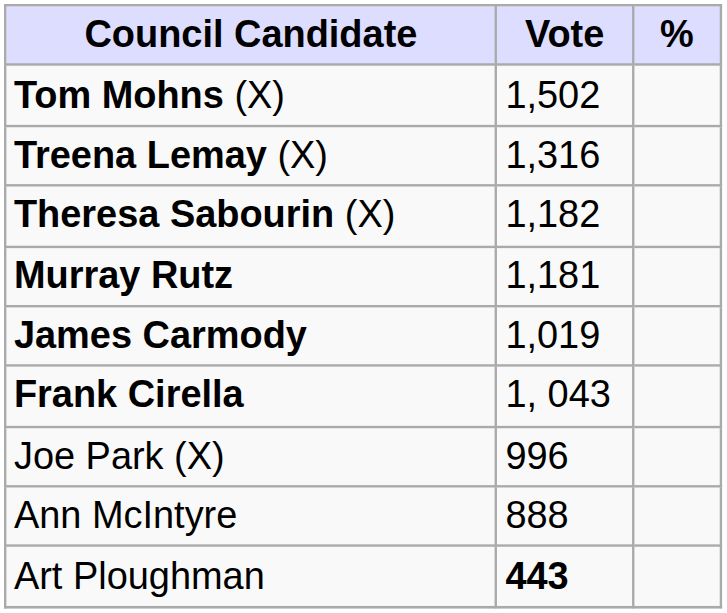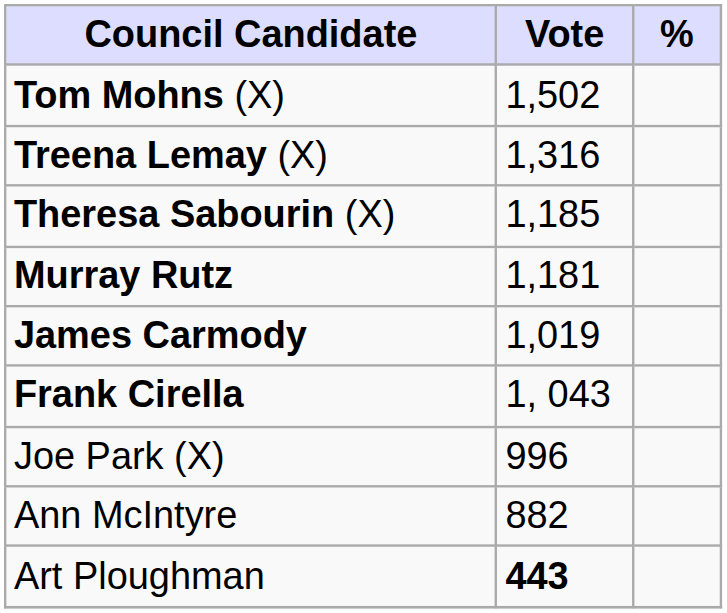(553, 214) 1,182 -> (553, 214) 1,185
(537, 515) 888 -> (537, 515) 882
